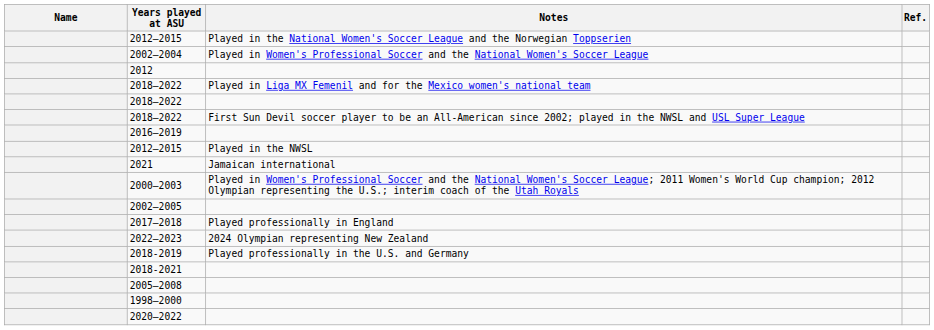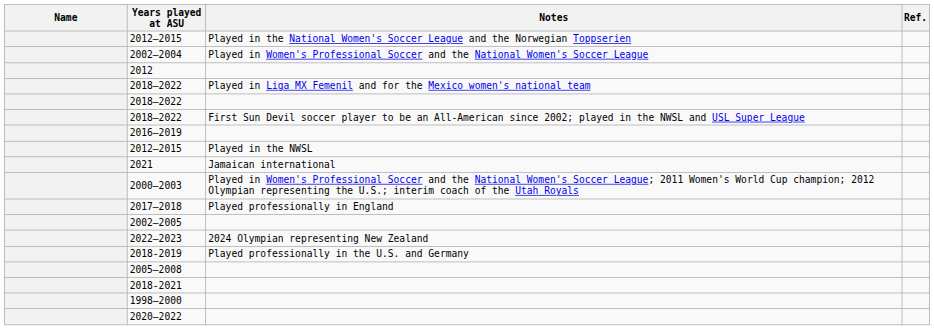rows swapped: (156, 207) <-> (156, 223)
rows swapped: (156, 285) <-> (156, 270)
